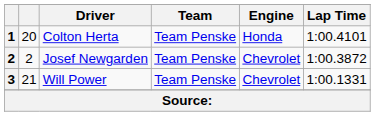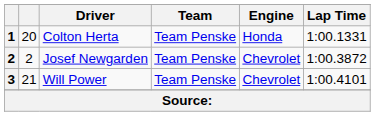(337, 37) 1:00.4101 -> (337, 37) 1:00.1331
(337, 80) 1:00.1331 -> (337, 80) 1:00.4101
